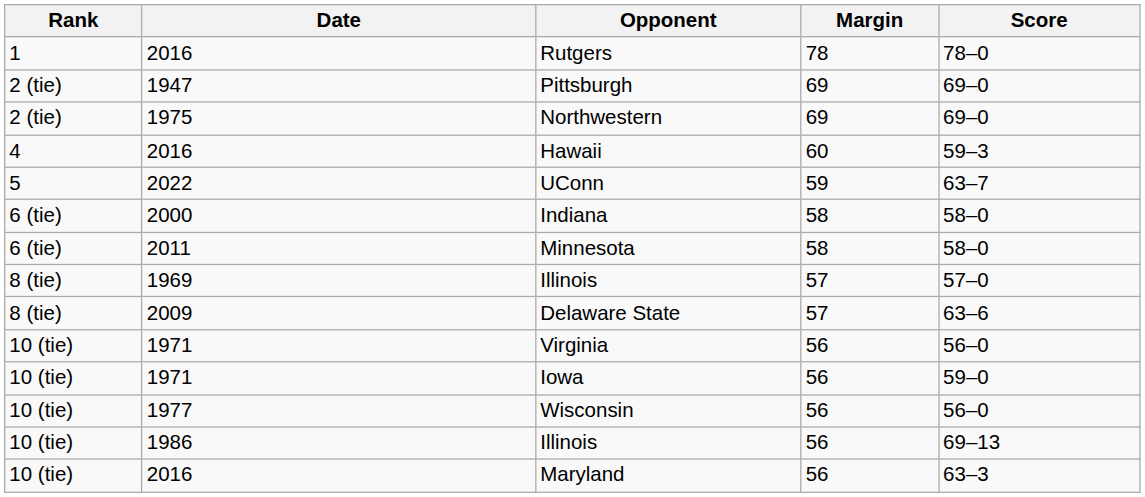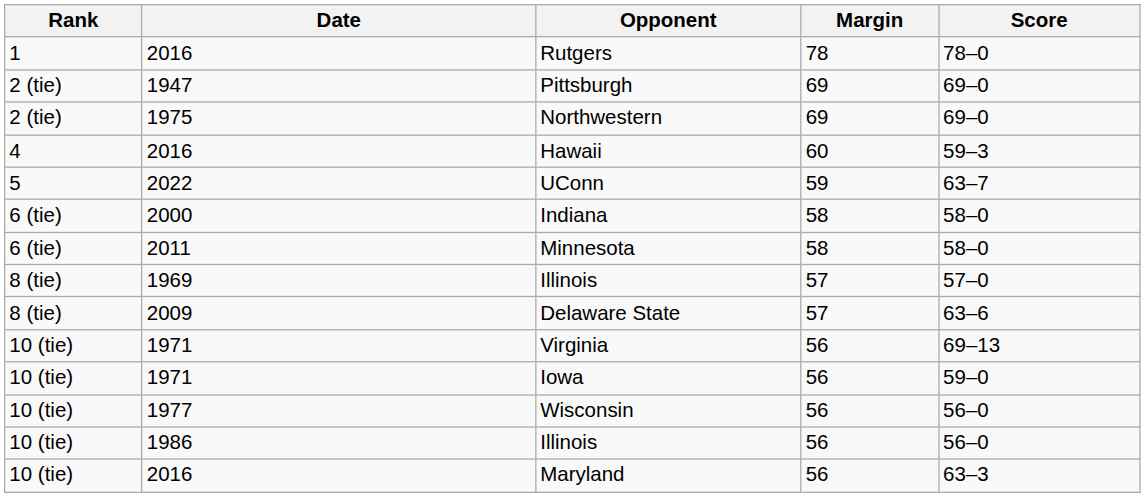(966, 345) 56–0 -> (972, 345) 69–13
(972, 442) 69–13 -> (966, 442) 56–0
